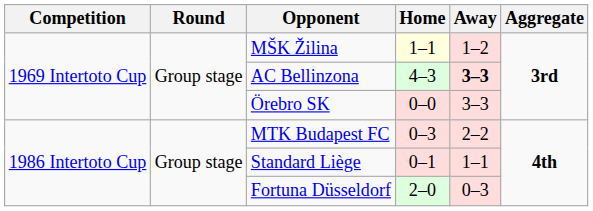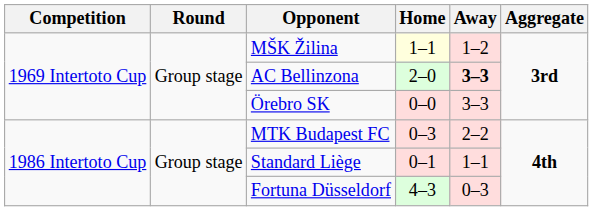(422, 76) 4–3 -> (422, 76) 2–0
(422, 190) 2–0 -> (422, 190) 4–3
